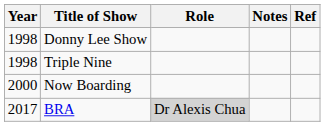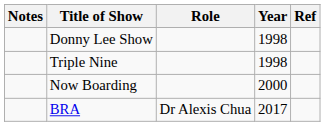columns swapped: (23, 16) <-> (270, 16)
(200, 109) lightgrey background -> (205, 109) no background
